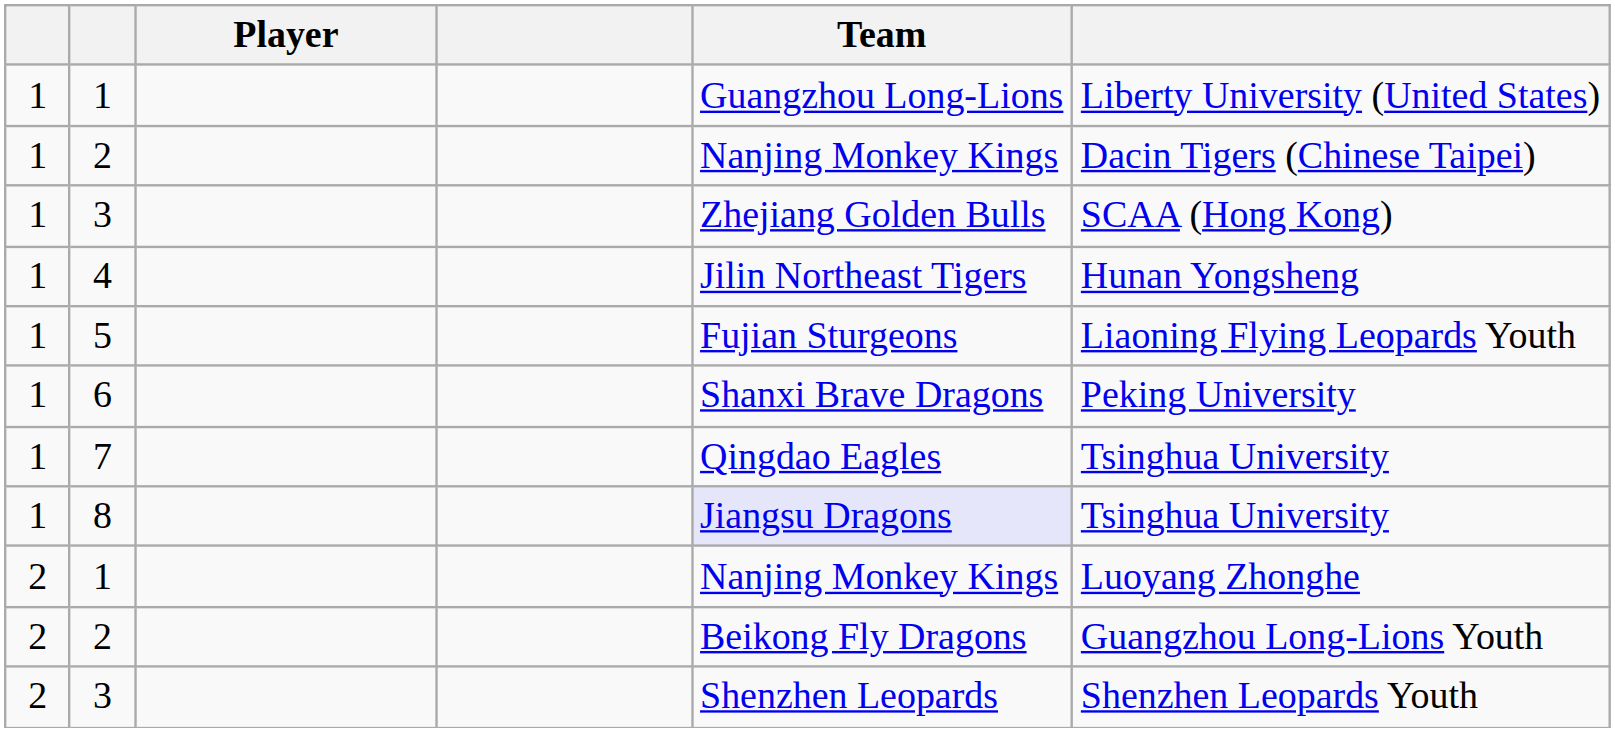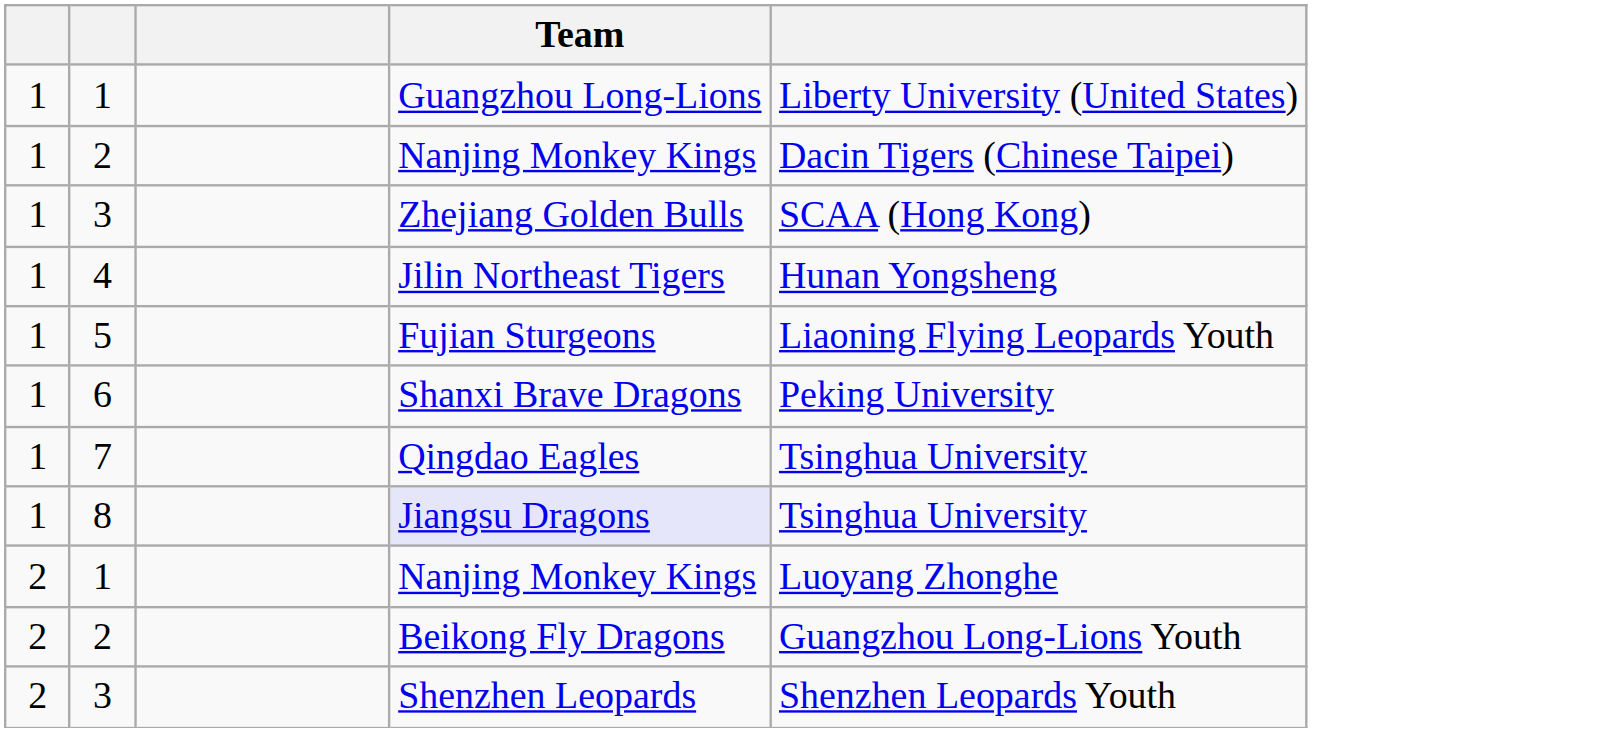- column: (286, 34)
